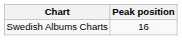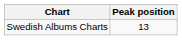(144, 27) 16 -> (144, 27) 13
